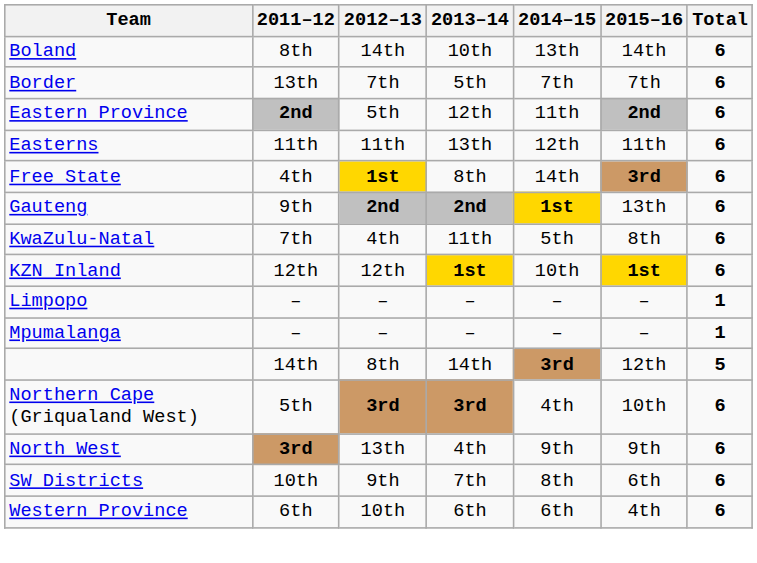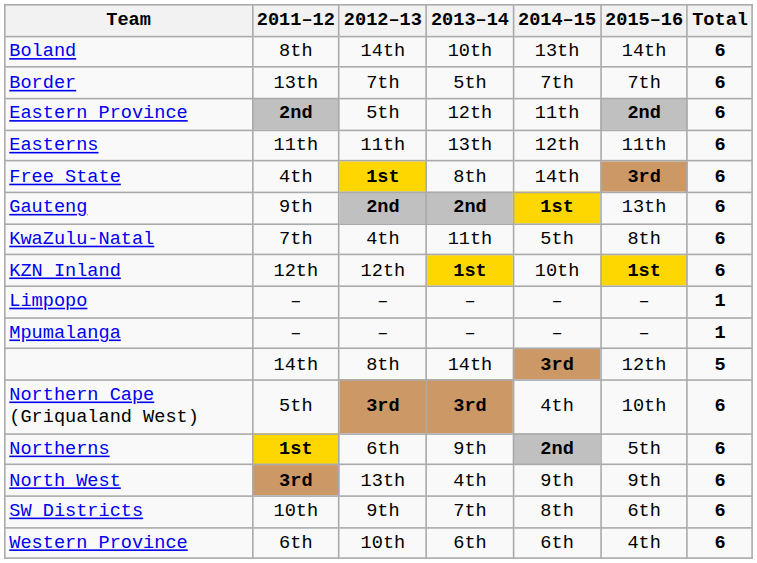+ row: (59, 449)
